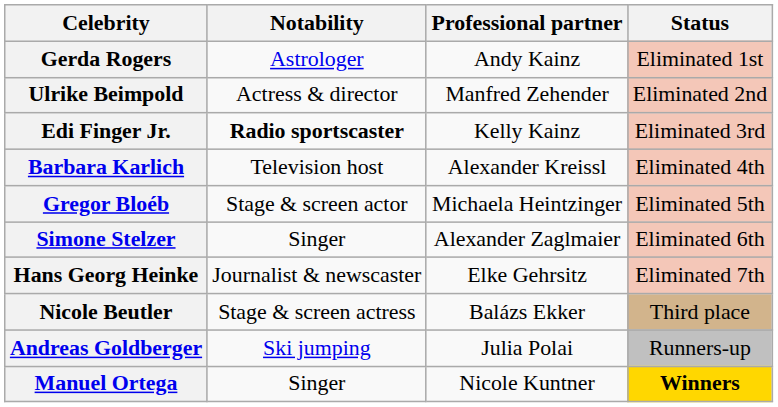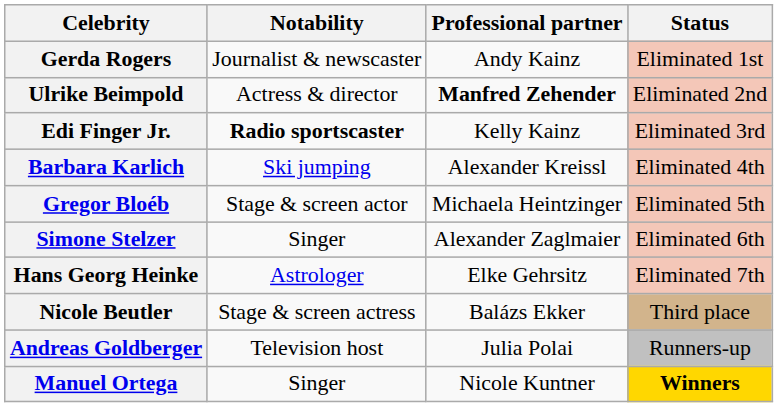(317, 59) Astrologer -> (317, 59) Journalist & newscaster
(527, 95) normal -> (527, 95) bold
(317, 167) Television host -> (317, 167) Ski jumping
(317, 275) Journalist & newscaster -> (317, 275) Astrologer
(317, 347) Ski jumping -> (317, 347) Television host
